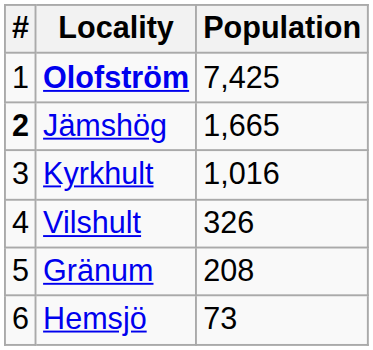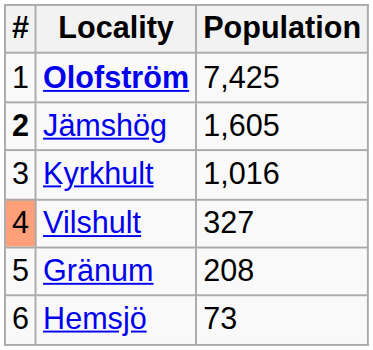(241, 125) 1,665 -> (241, 125) 1,605
(21, 222) no background -> (21, 222) lightsalmon background
(229, 222) 326 -> (229, 222) 327
